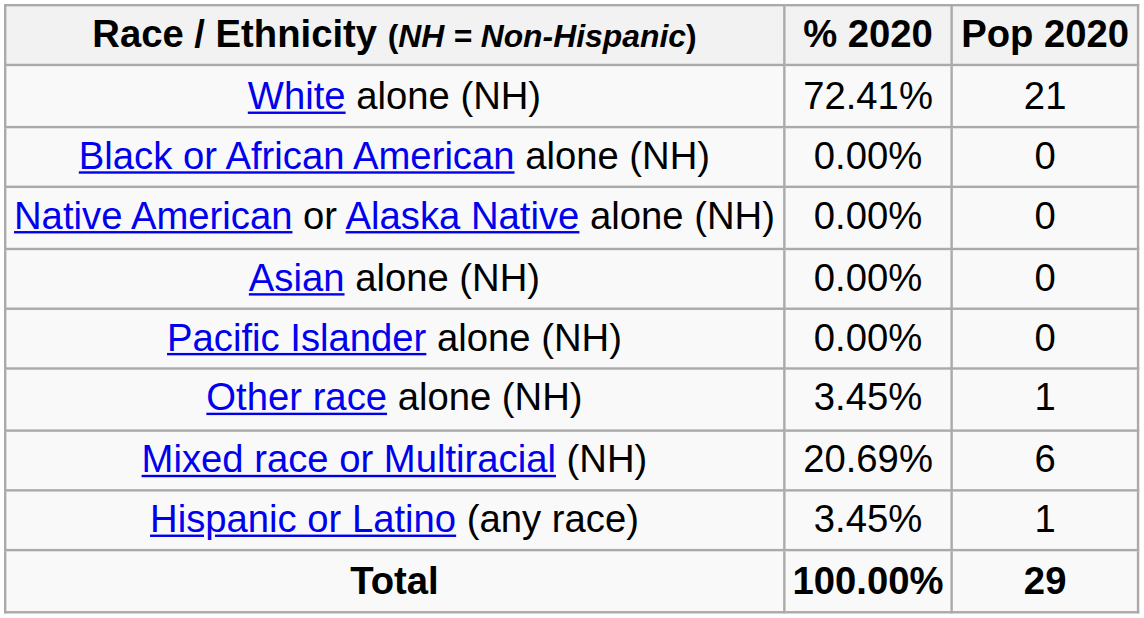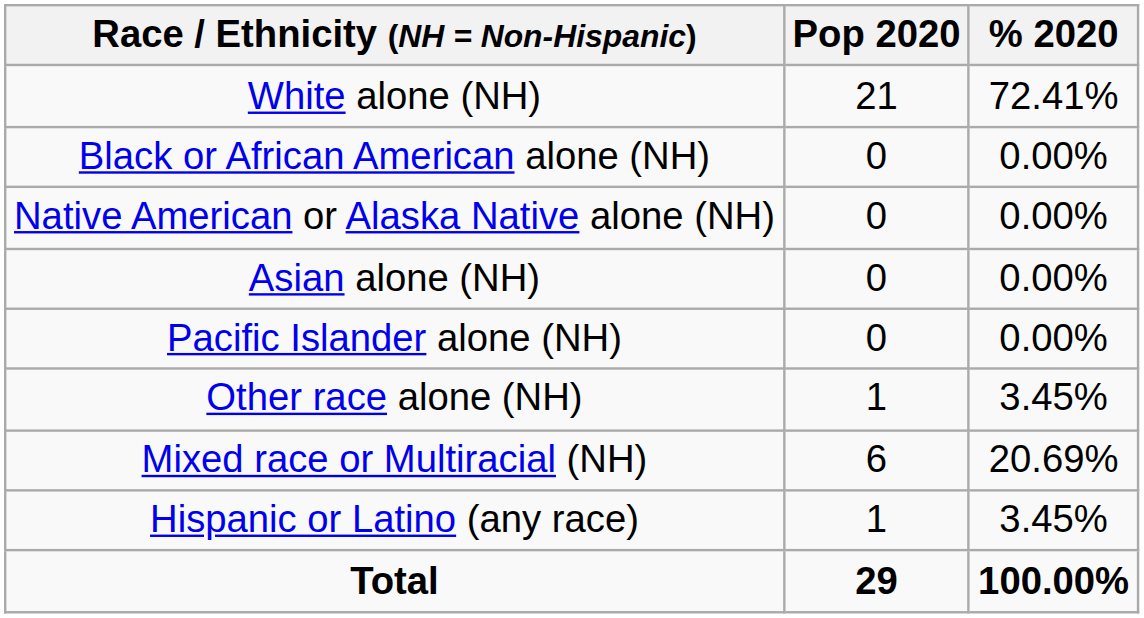columns swapped: (1045, 34) <-> (868, 34)
